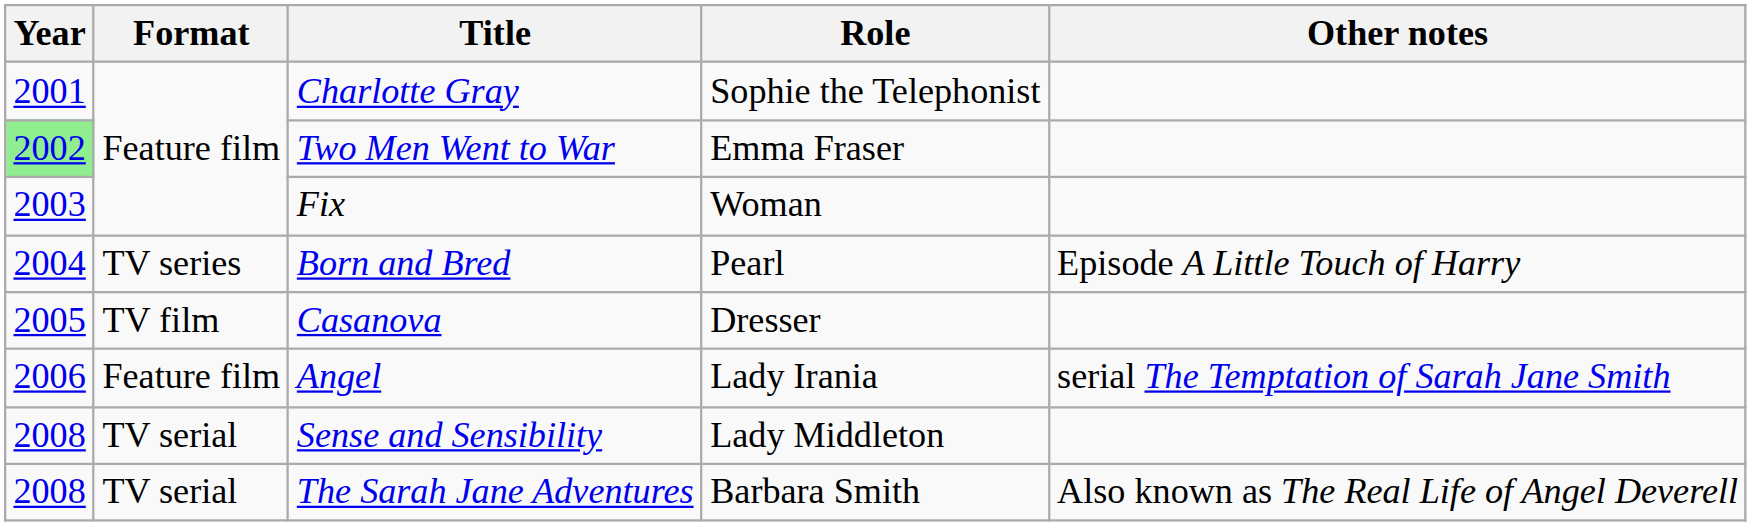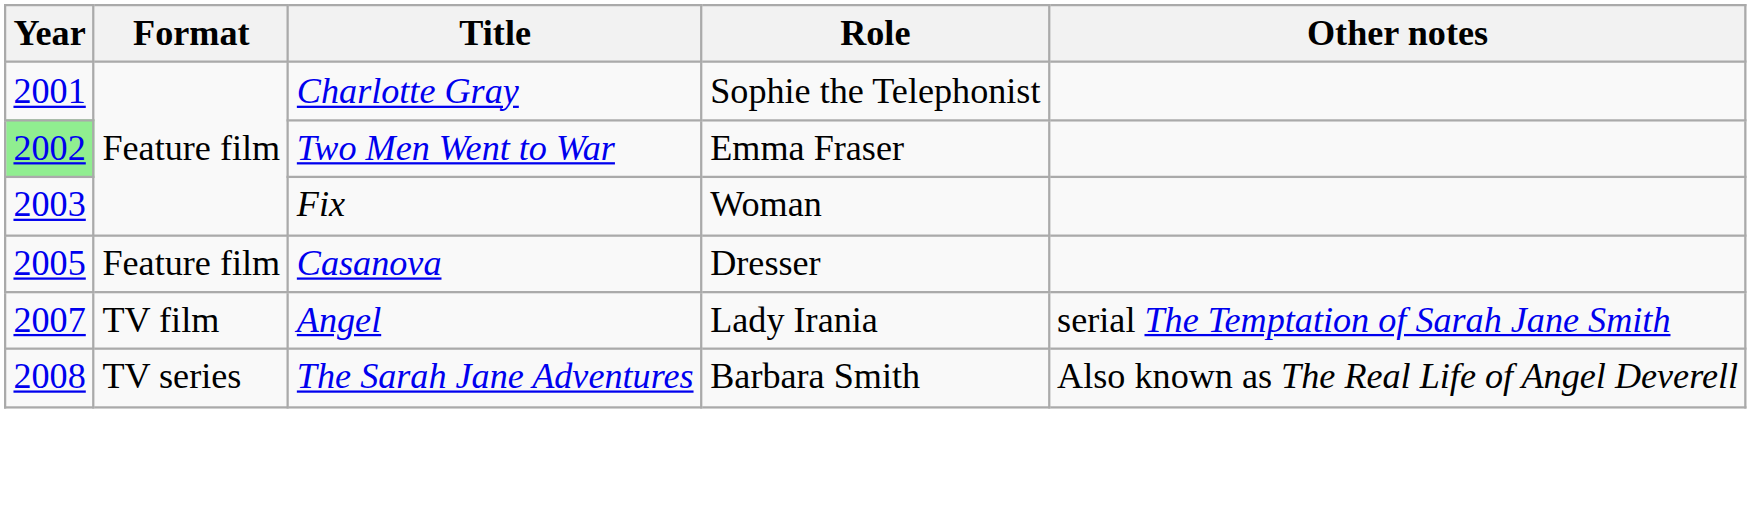- row: (404, 262)
(161, 319) TV film -> (191, 262) Feature film
(50, 377) 2006 -> (50, 319) 2007
(191, 377) Feature film -> (161, 319) TV film
- row: (450, 434)
(170, 491) TV serial -> (172, 377) TV series
